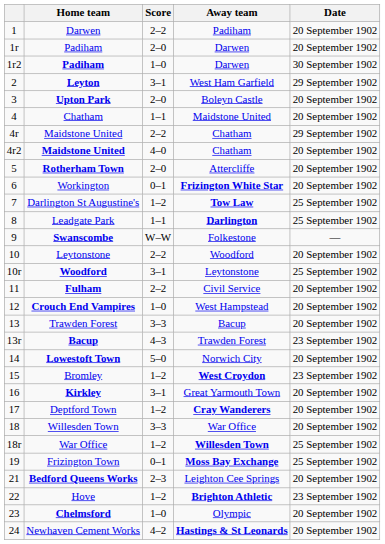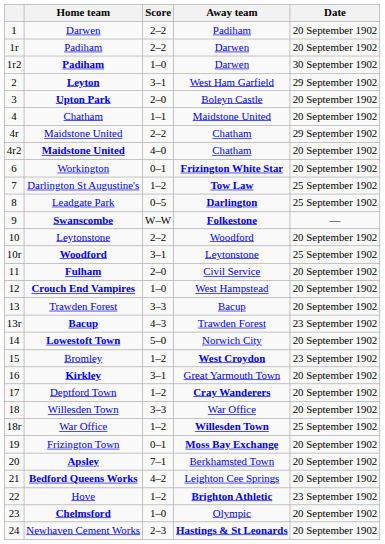(158, 47) 2–0 -> (158, 47) 2–2
- row: (14, 168)
(158, 220) 1–1 -> (158, 202) 0–5
(232, 237) normal -> (232, 220) bold
(158, 289) 2–2 -> (158, 271) 2–0
(335, 461) 25 September 1902 -> (335, 444) 20 September 1902
+ row: (14, 461)
(158, 479) 2–3 -> (158, 479) 4–2
(158, 530) 4–2 -> (158, 530) 2–3
